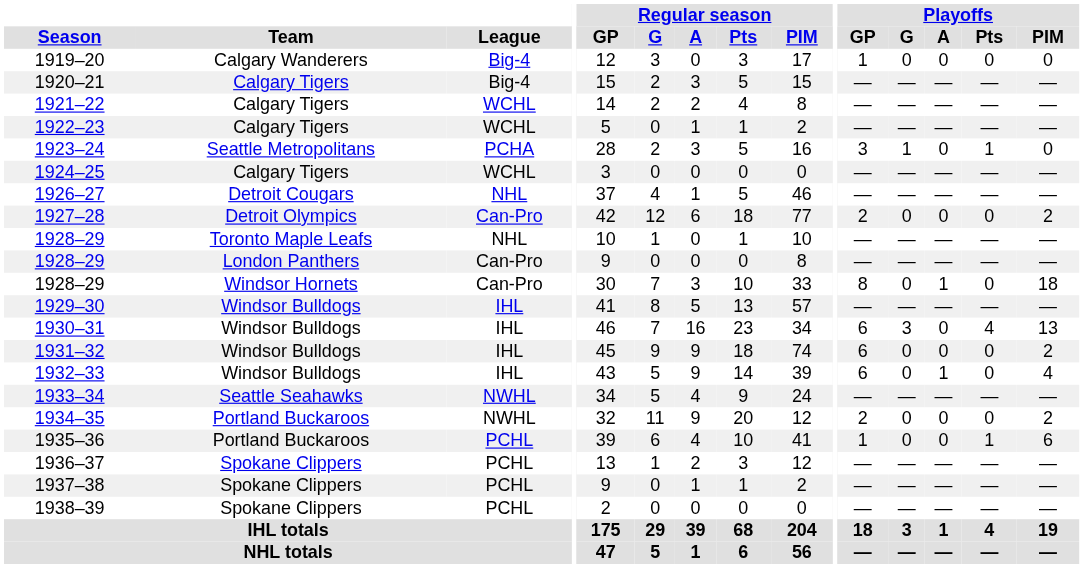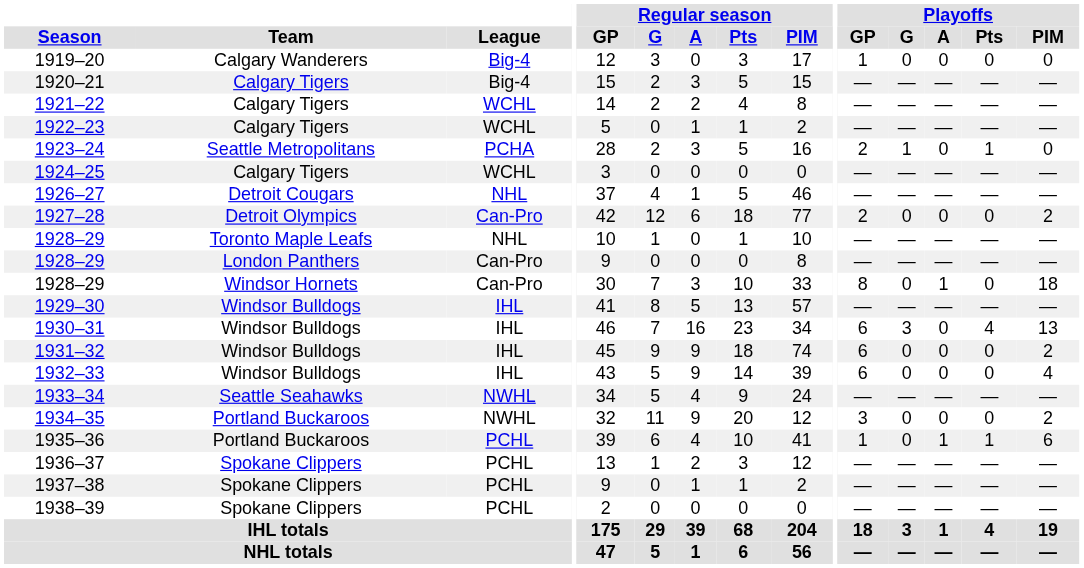(863, 149) 3 -> (863, 149) 2
(943, 373) 1 -> (943, 373) 0
(863, 418) 2 -> (863, 418) 3
(943, 440) 0 -> (943, 440) 1
